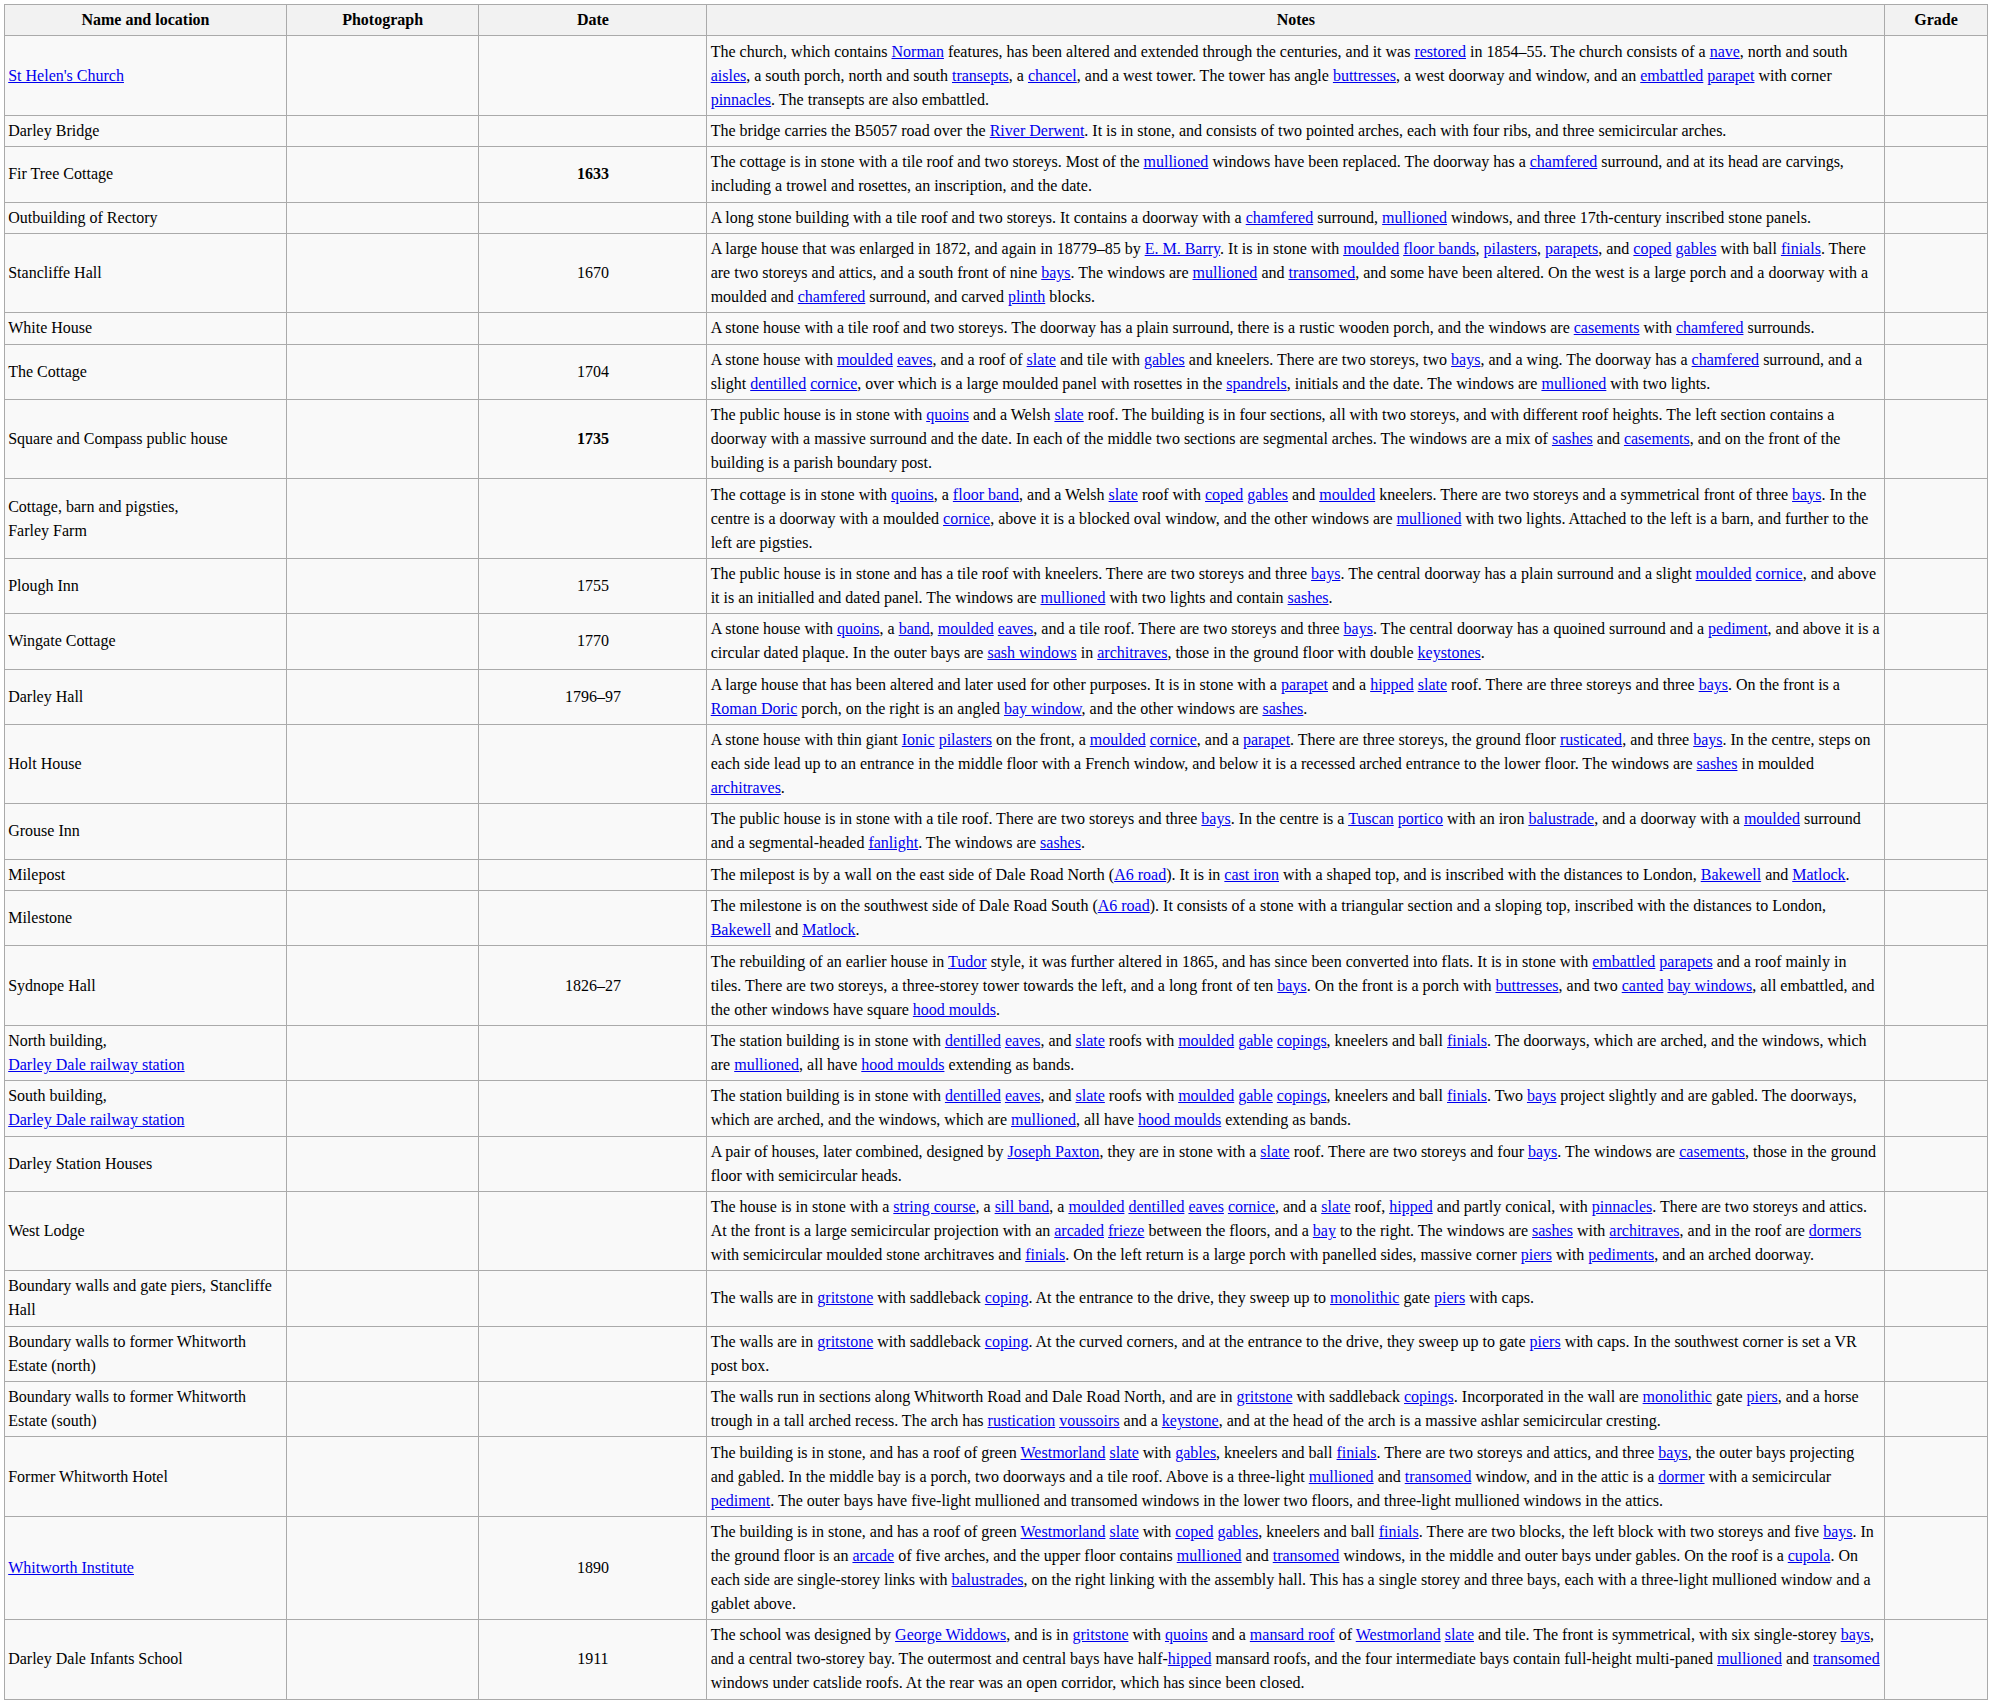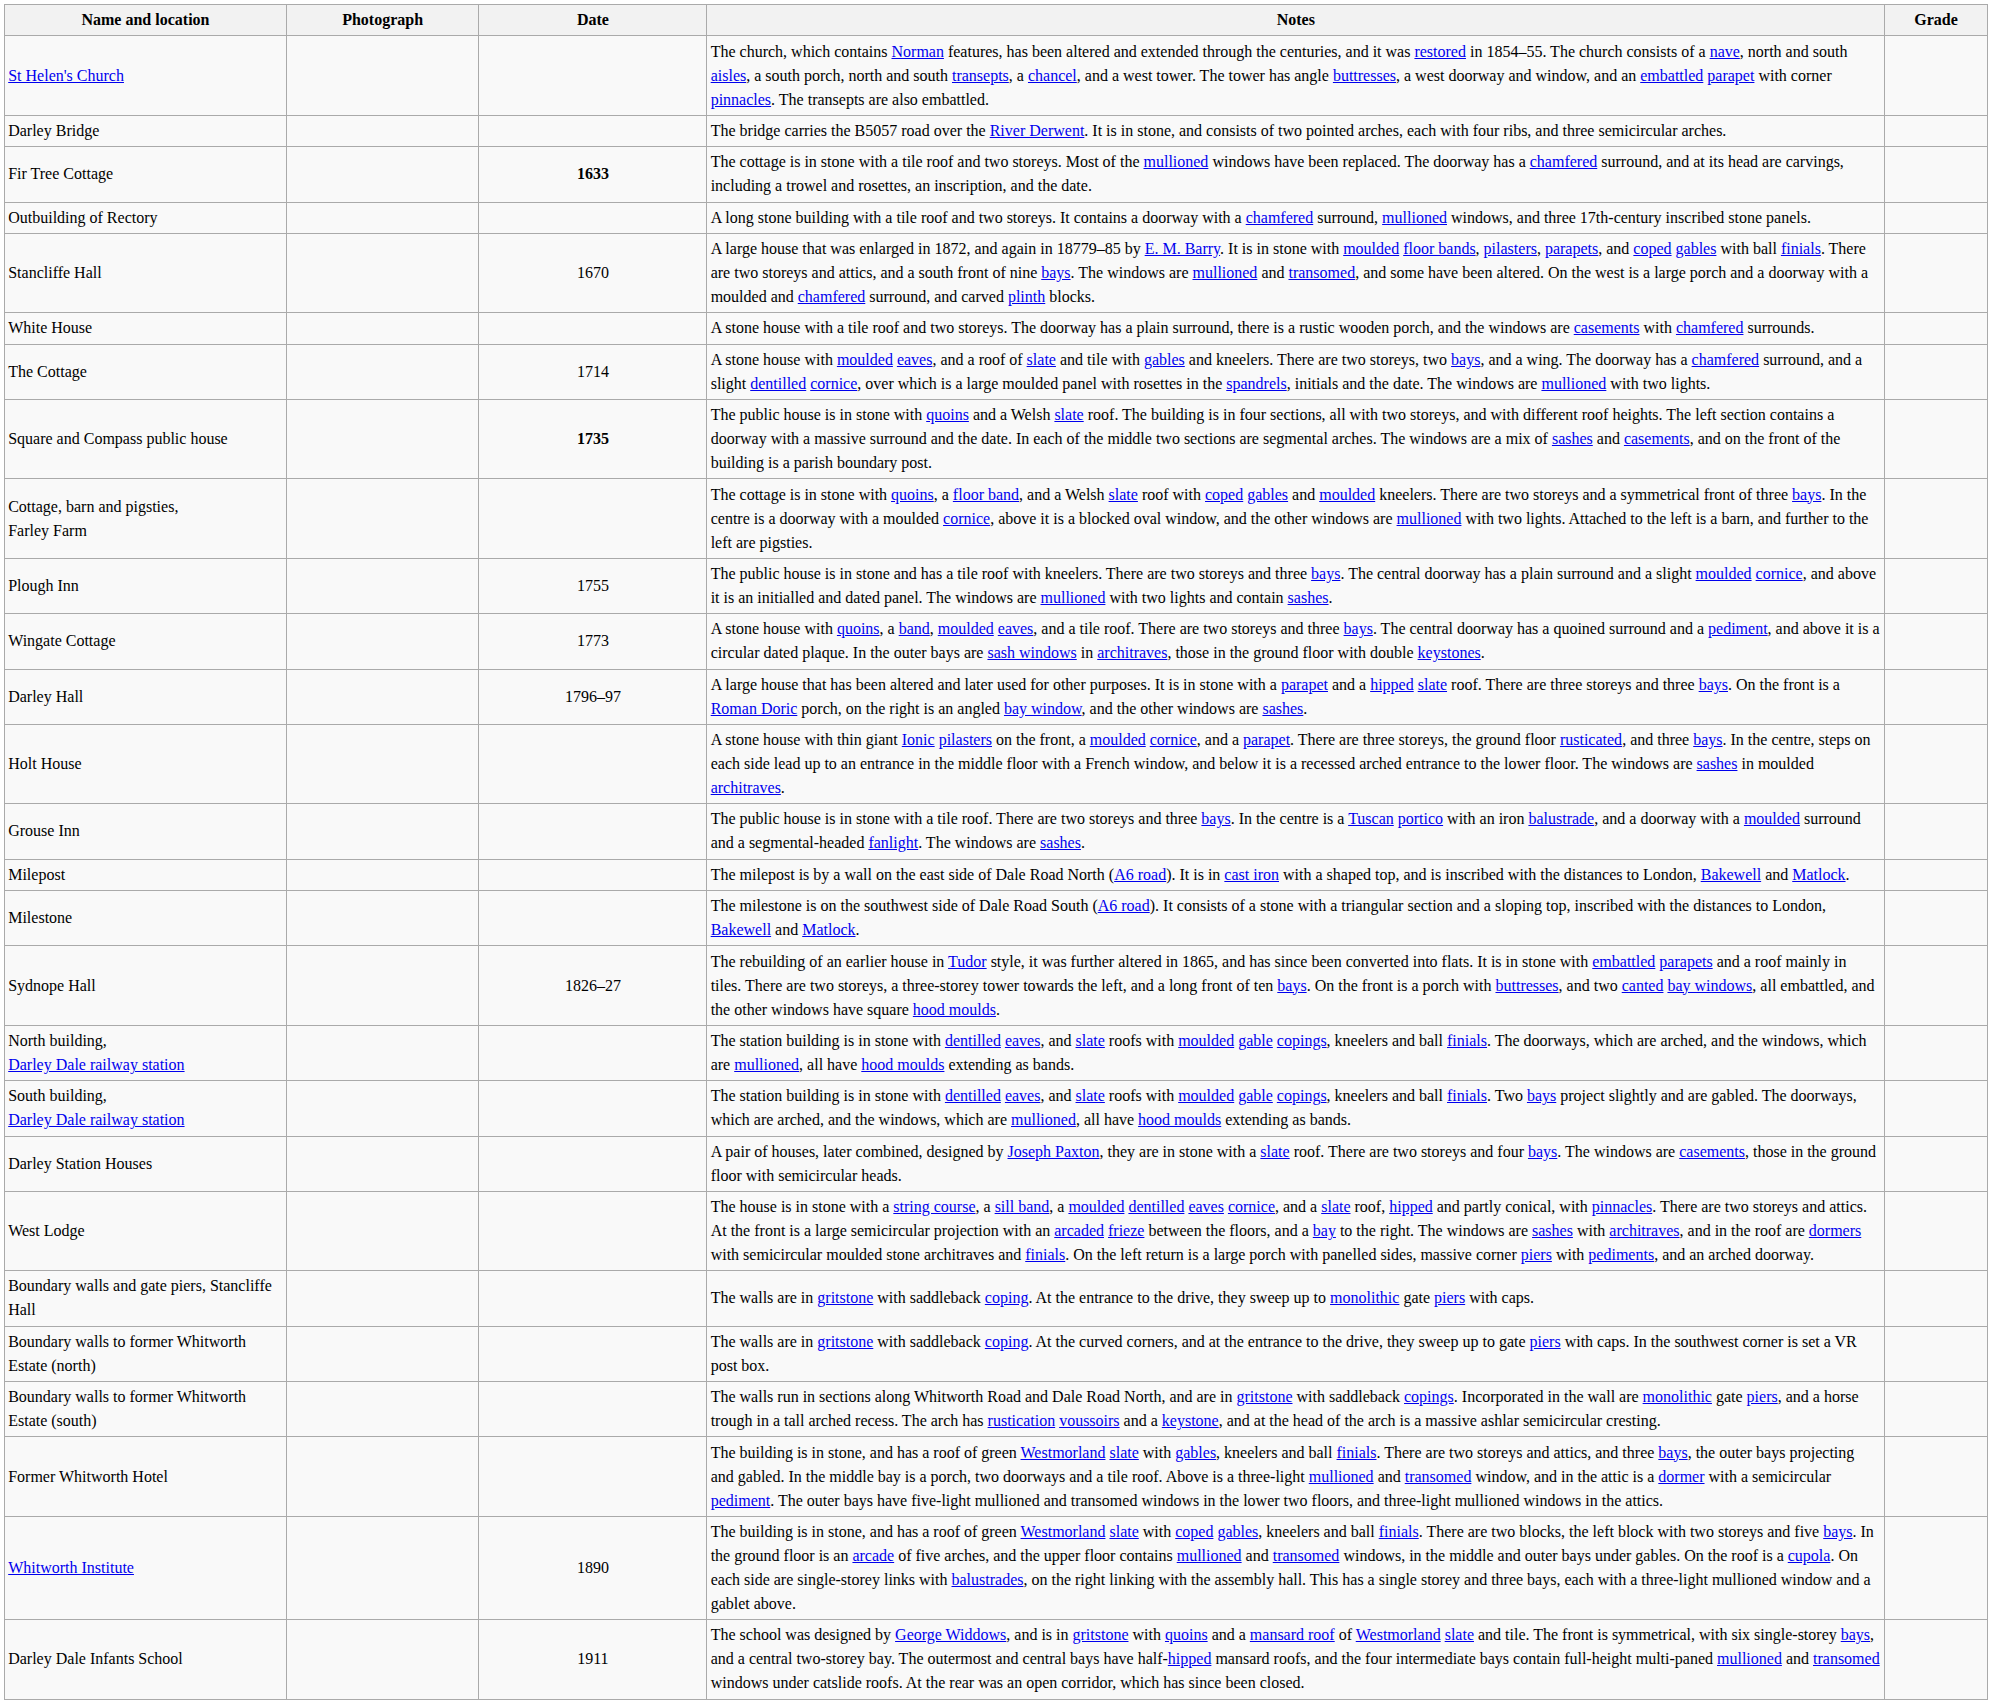(593, 371) 1704 -> (593, 371) 1714
(593, 641) 1770 -> (593, 641) 1773
